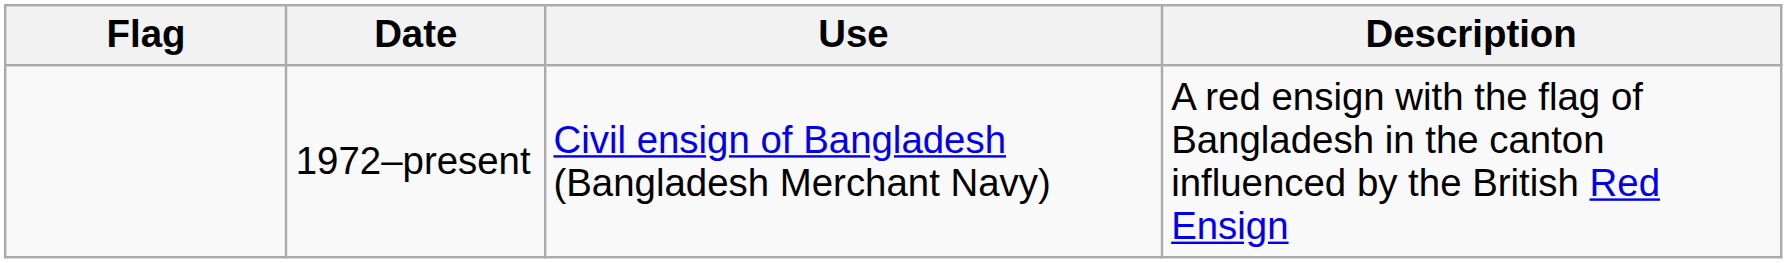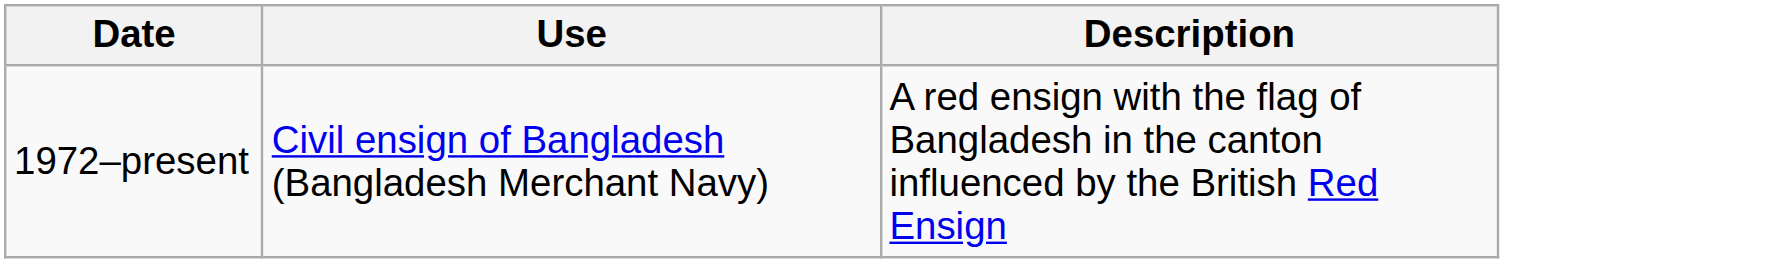- column: (146, 34)
